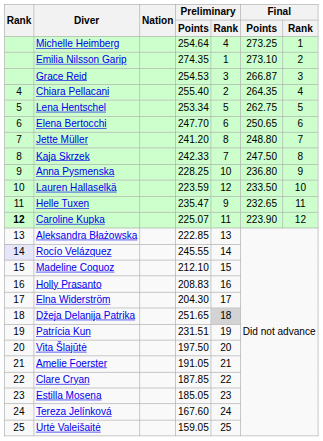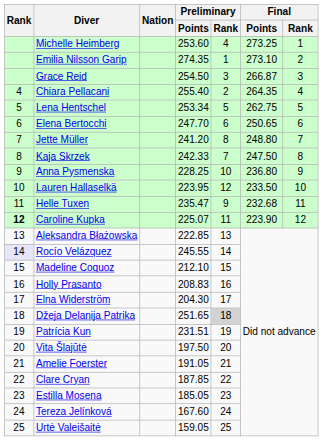(193, 44) 254.64 -> (193, 44) 253.60
(193, 76) 254.53 -> (193, 76) 254.50
(193, 188) 223.59 -> (193, 188) 223.95
(262, 204) 232.65 -> (262, 204) 232.68
